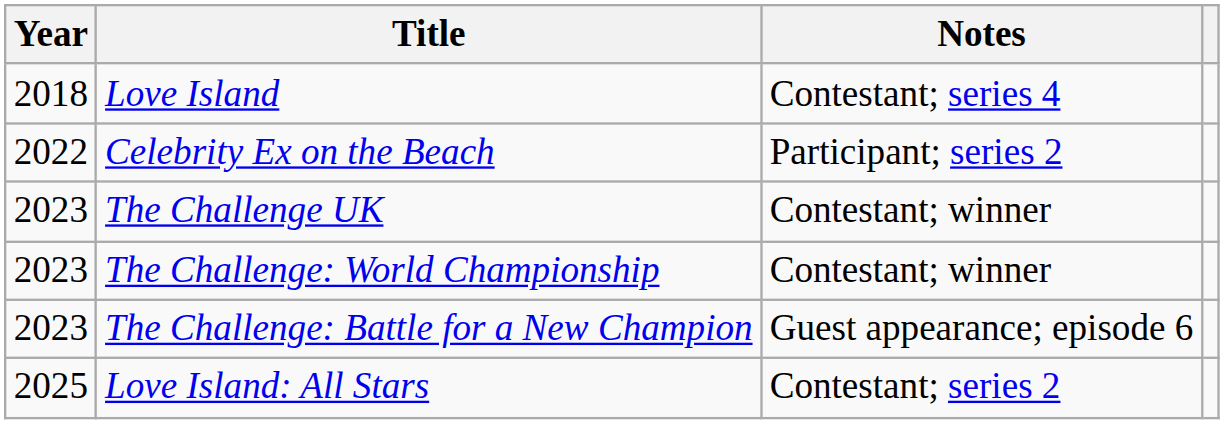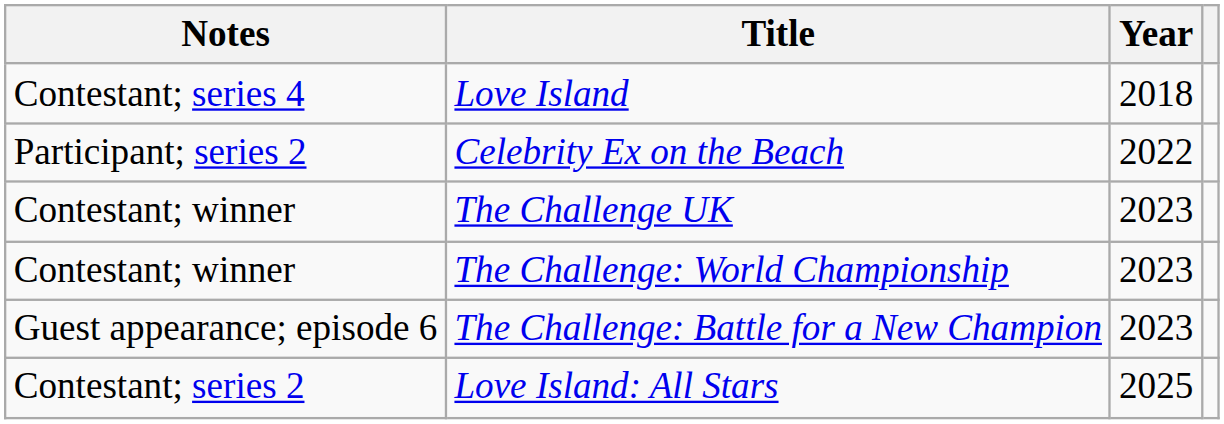columns swapped: (51, 33) <-> (981, 33)
